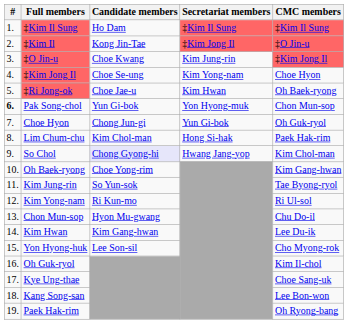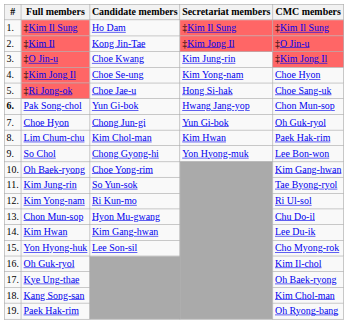(204, 91) Kim Hwan -> (207, 91) Hong Si-hak
(306, 91) Oh Baek-ryong -> (303, 91) Choe Sang-uk
(215, 106) Yon Hyong-muk -> (216, 106) Hwang Jang-yop
(207, 138) Hong Si-hak -> (204, 138) Kim Hwan
(125, 153) lavender background -> (125, 153) no background
(216, 153) Hwang Jang-yop -> (215, 153) Yon Hyong-muk
(305, 153) Kim Chol-man -> (302, 153) Lee Bon-won
(303, 279) Choe Sang-uk -> (306, 279) Oh Baek-ryong
(302, 295) Lee Bon-won -> (305, 295) Kim Chol-man
